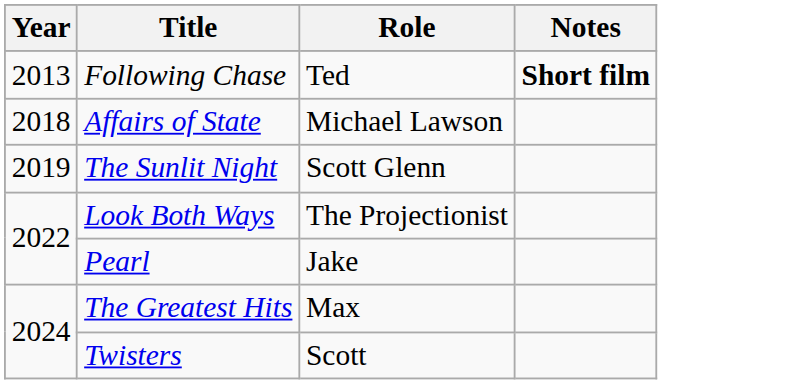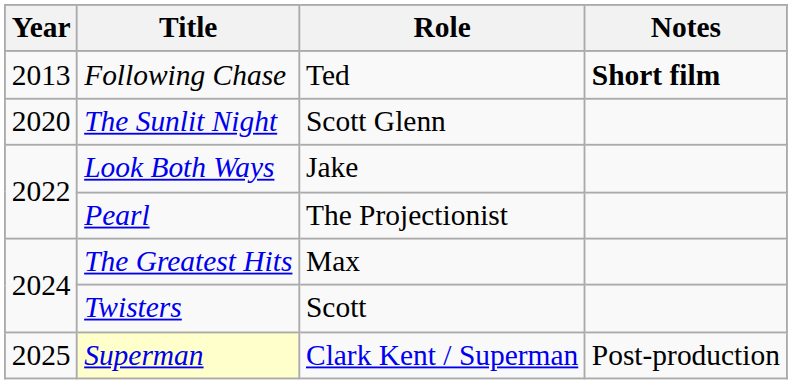- row: (172, 121)
(41, 167) 2019 -> (41, 121) 2020
(407, 214) The Projectionist -> (332, 167) Jake
(332, 261) Jake -> (407, 214) The Projectionist
+ row: (144, 354)
